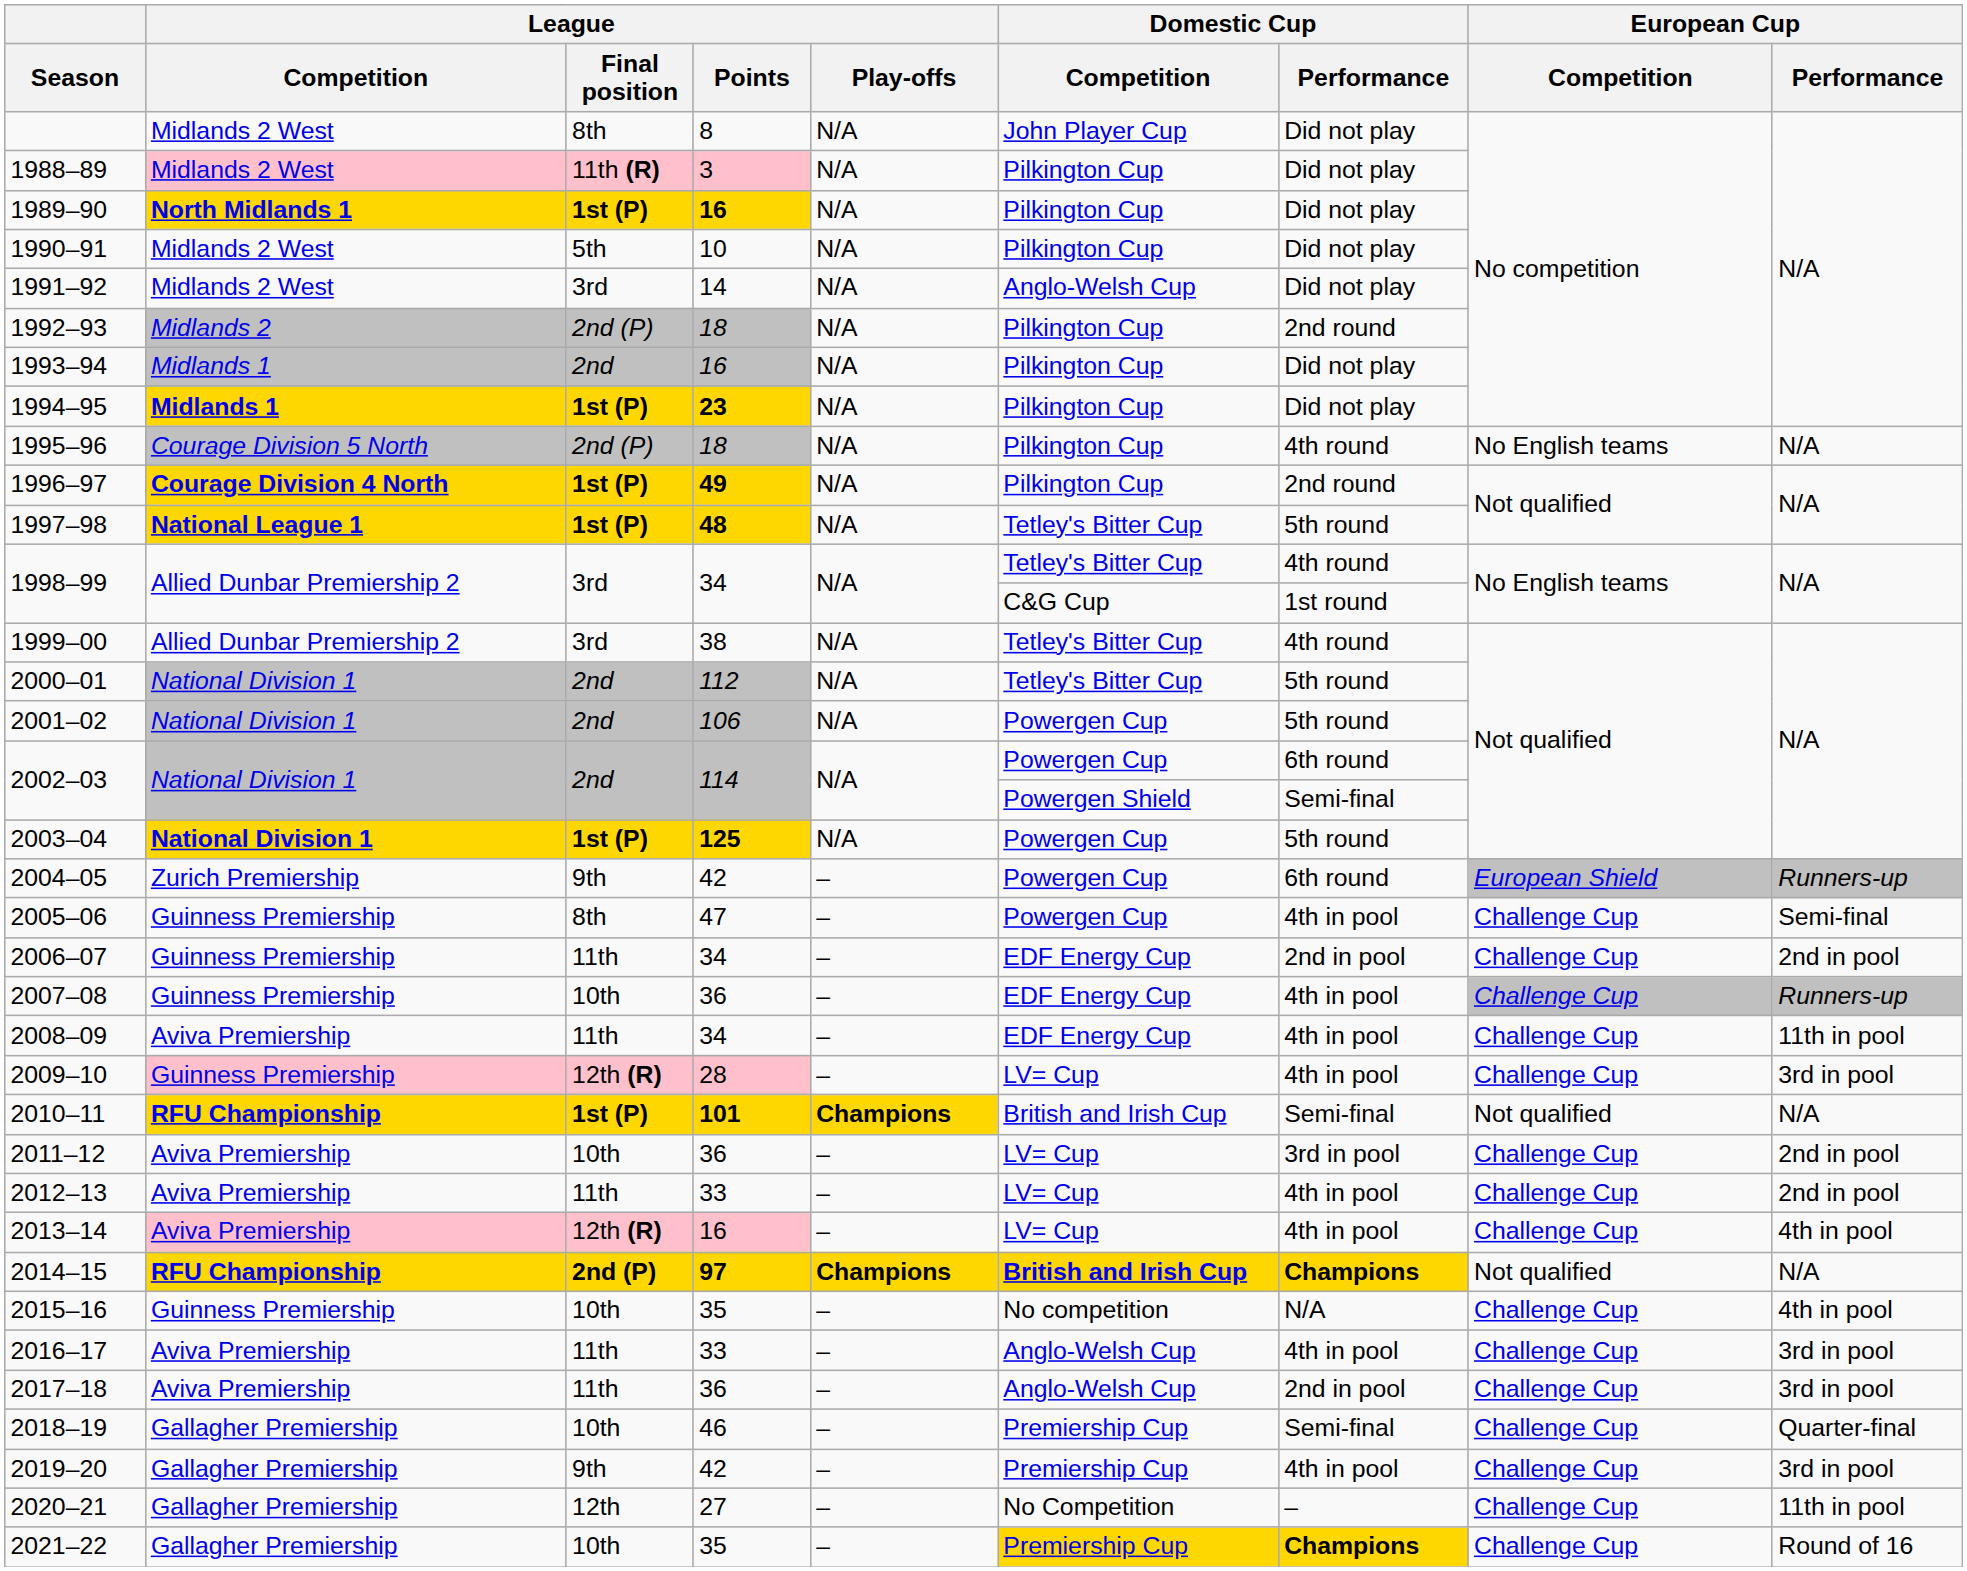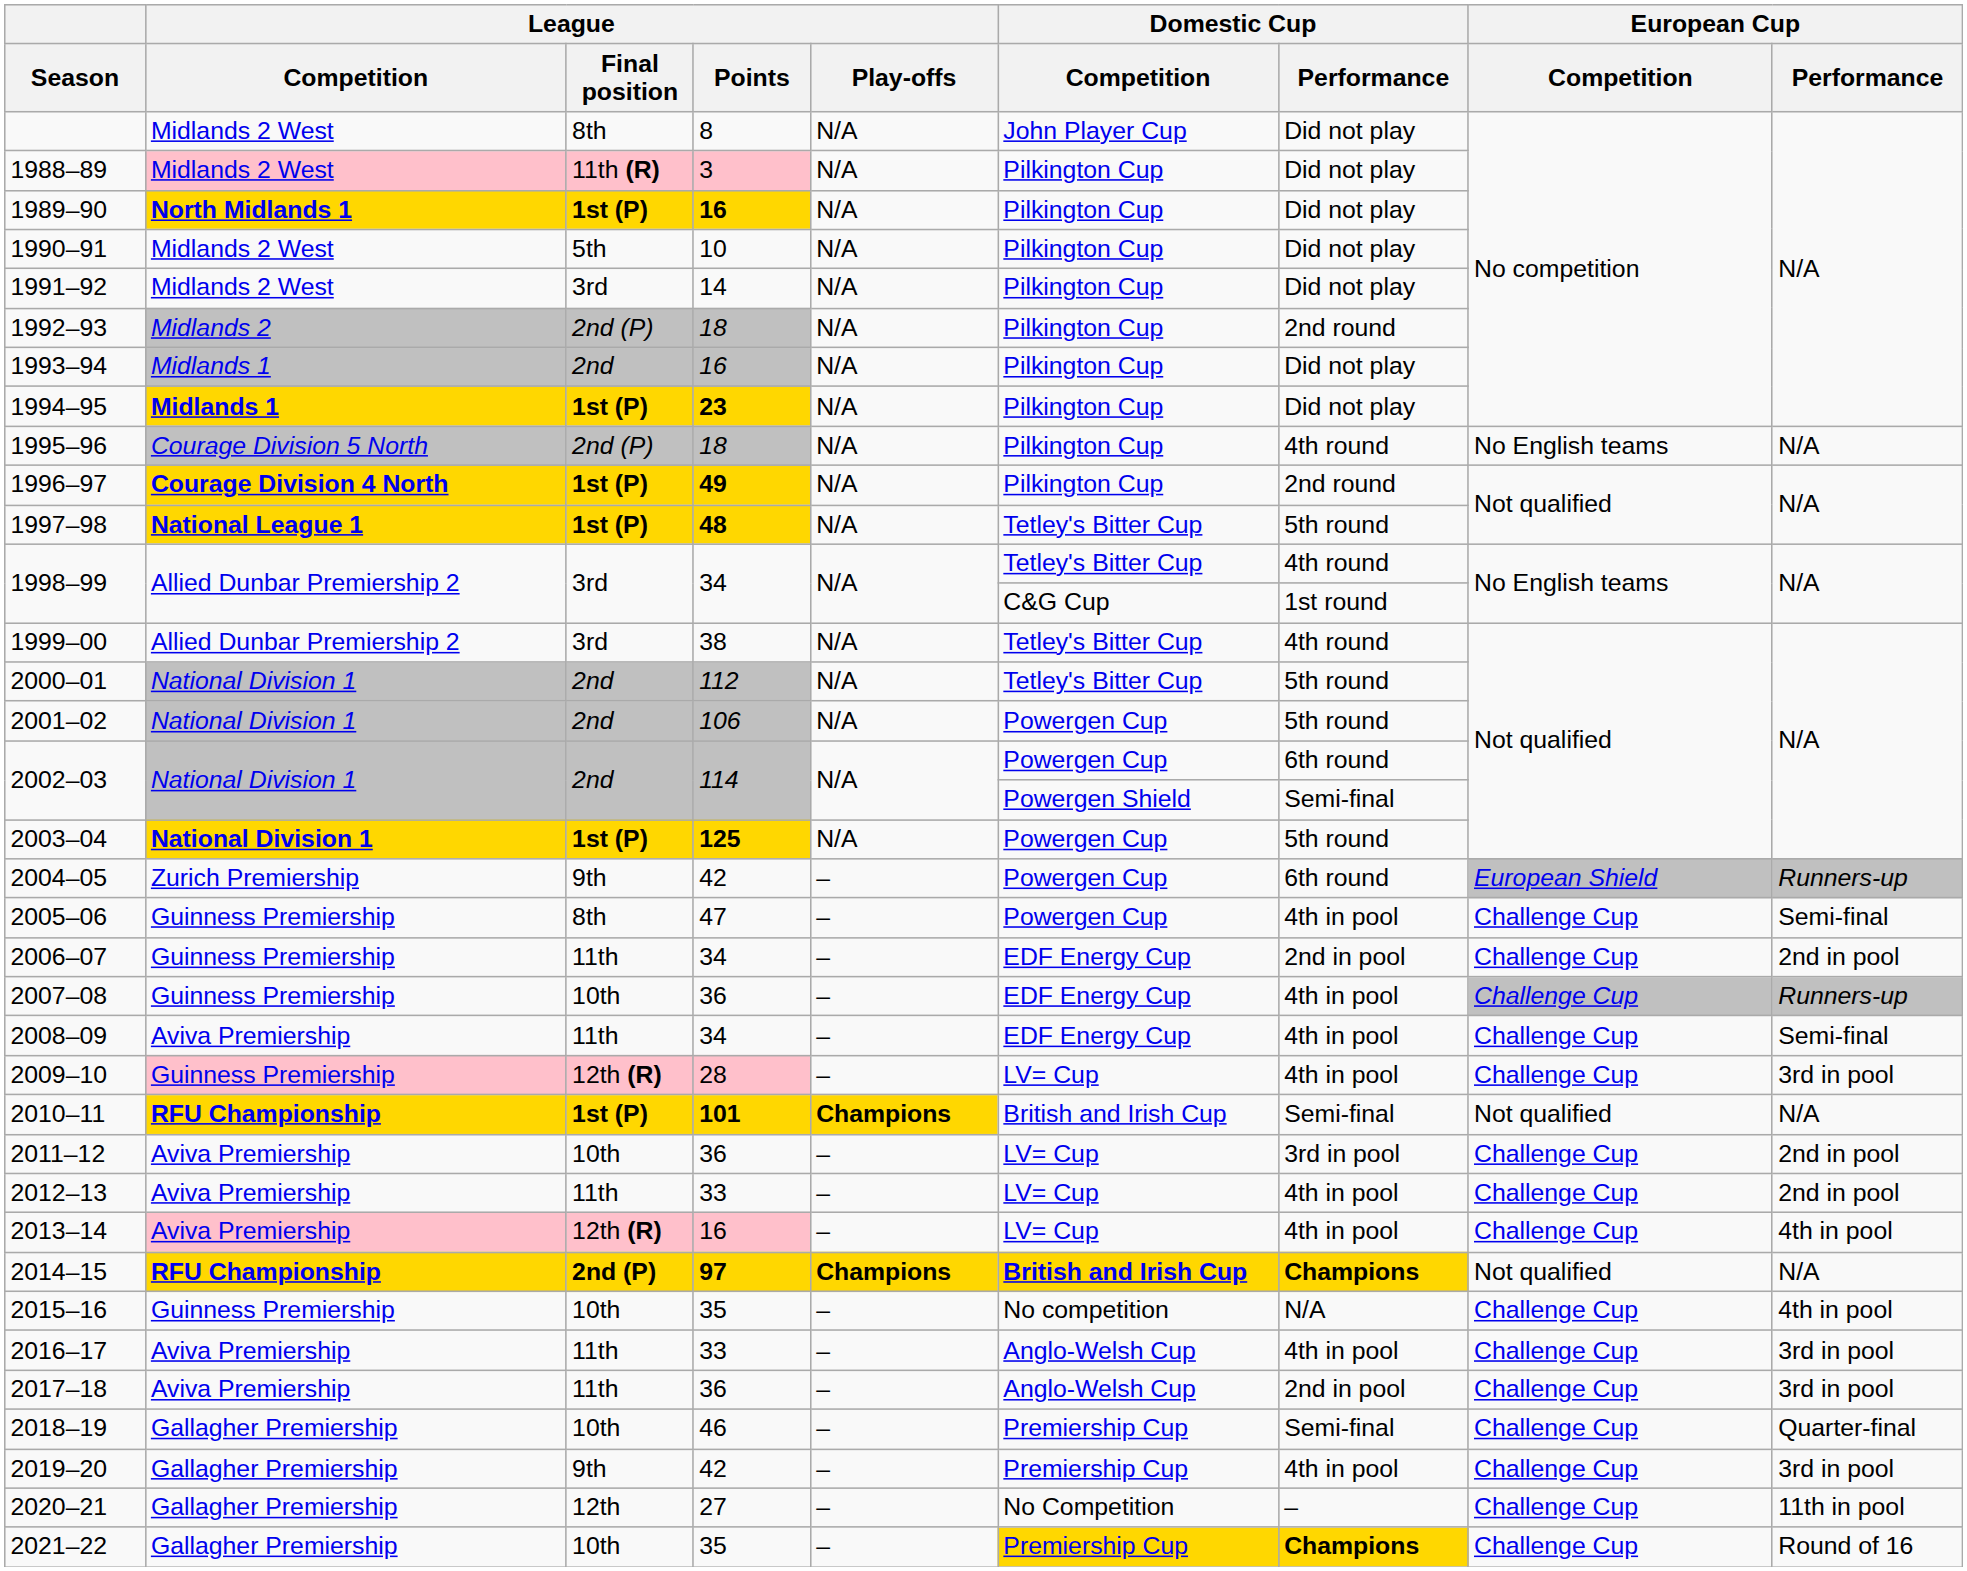(1100, 288) Anglo-Welsh Cup -> (1083, 288) Pilkington Cup
(1841, 1035) 11th in pool -> (1833, 1035) Semi-final
